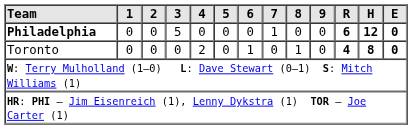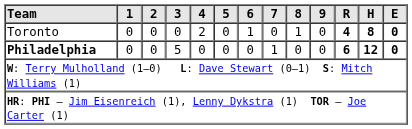rows swapped: (52, 32) <-> (33, 50)
